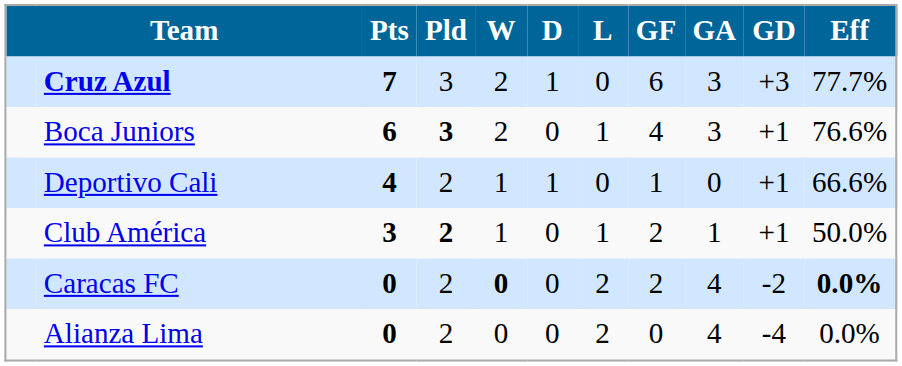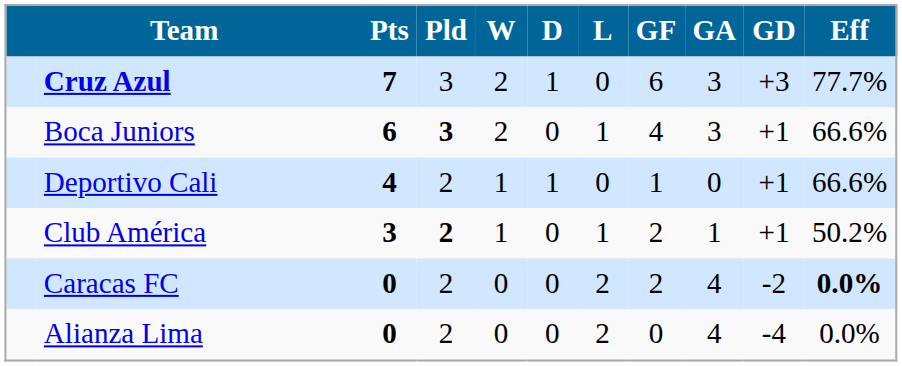(850, 131) 76.6% -> (850, 131) 66.6%
(850, 232) 50.0% -> (850, 232) 50.2%
(501, 283) bold -> (501, 283) normal
